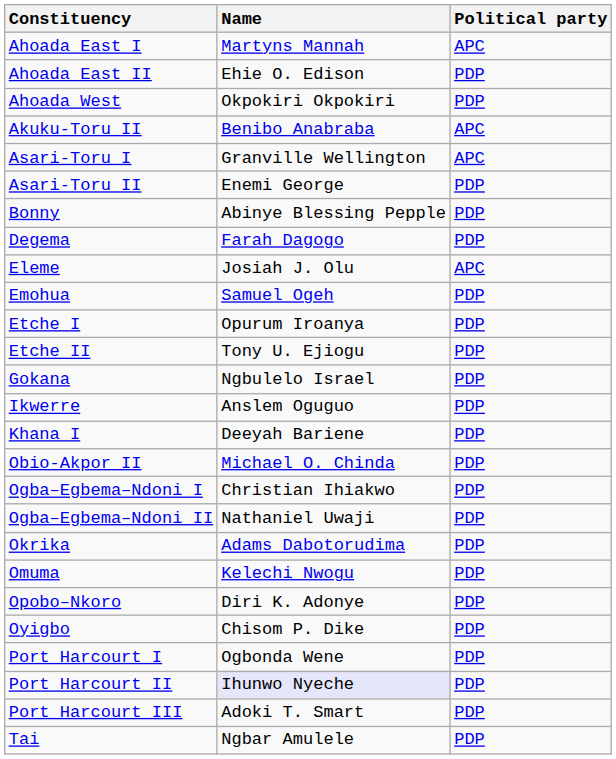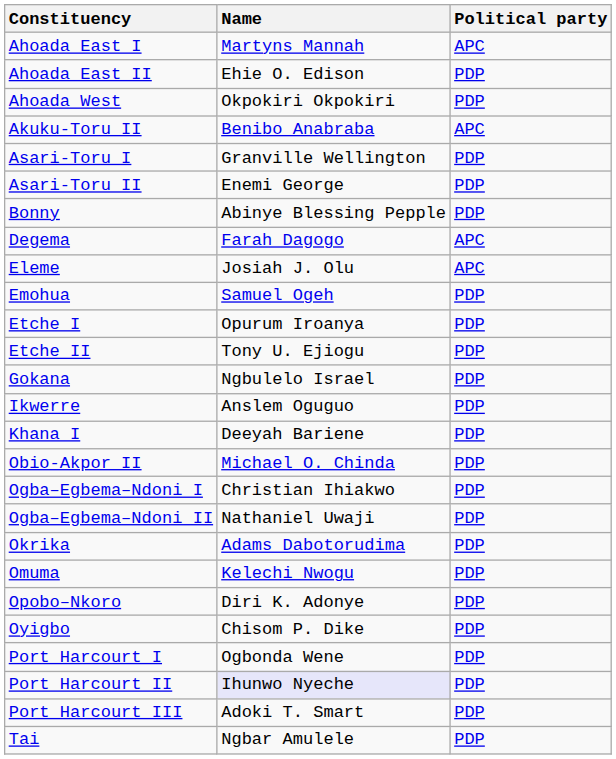(470, 157) APC -> (470, 157) PDP
(470, 241) PDP -> (470, 241) APC
